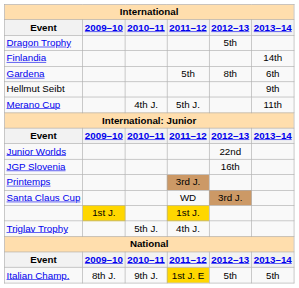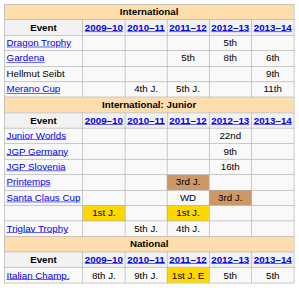- row: (26, 58)
+ row: (37, 151)
